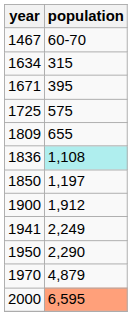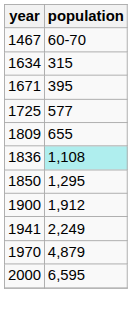(60, 110) 575 -> (60, 110) 577
(66, 181) 1,197 -> (66, 181) 1,295
- row: (24, 252)
(66, 299) lightsalmon background -> (66, 275) no background
